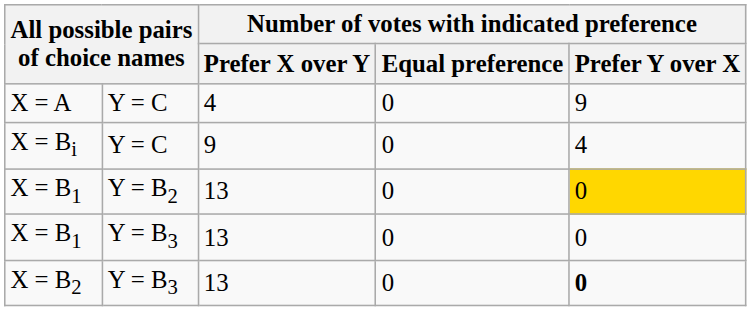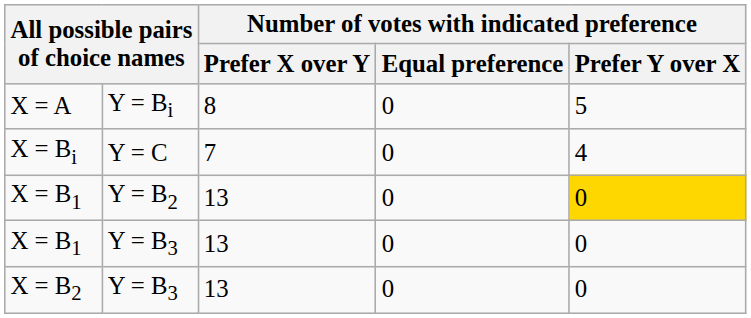+ row: (41, 106)
- row: (41, 102)
(210, 145) 9 -> (210, 151) 7
(581, 282) bold -> (581, 289) normal
